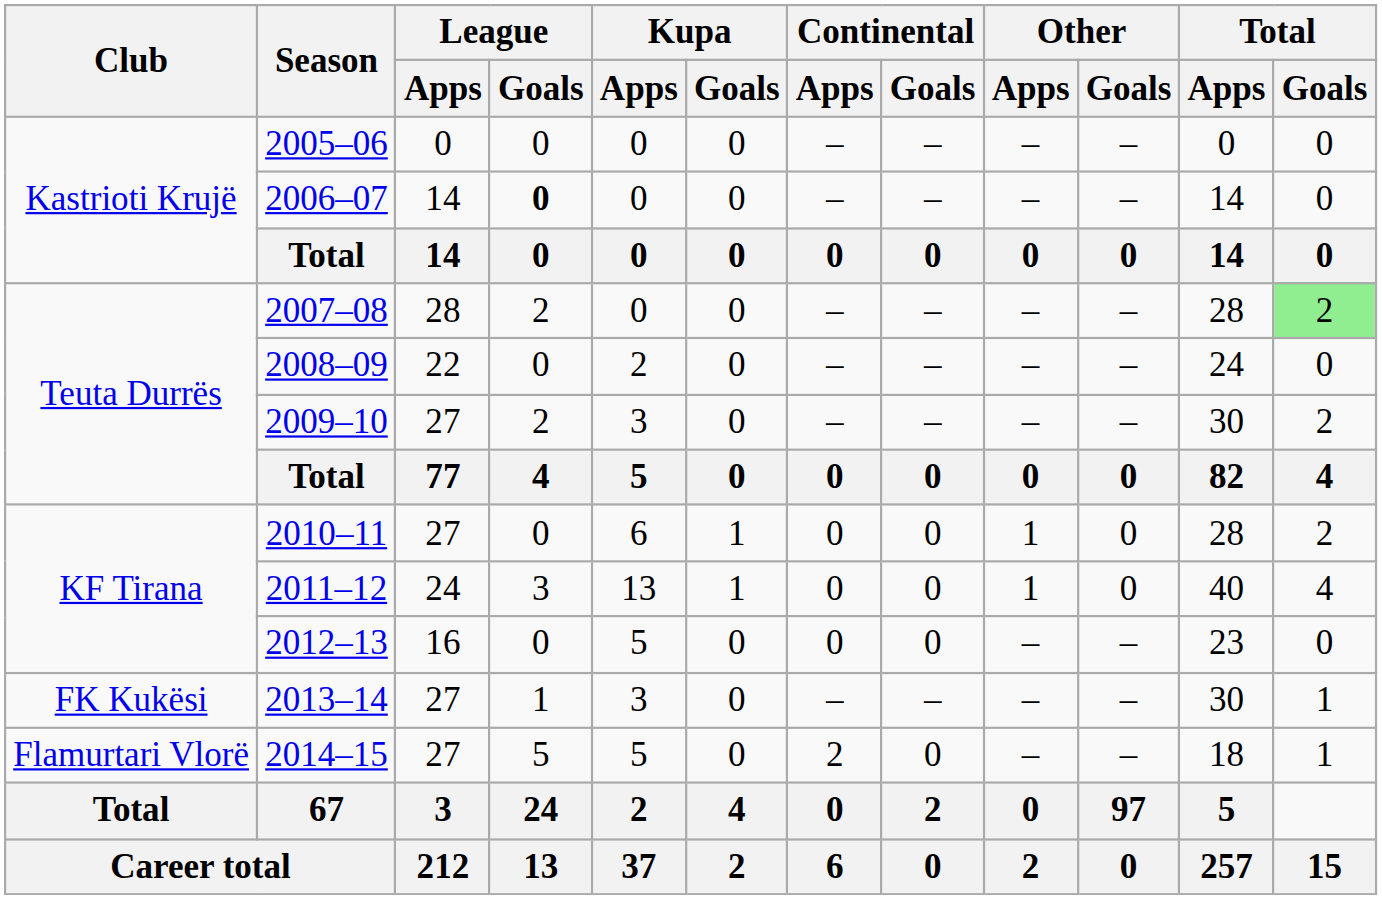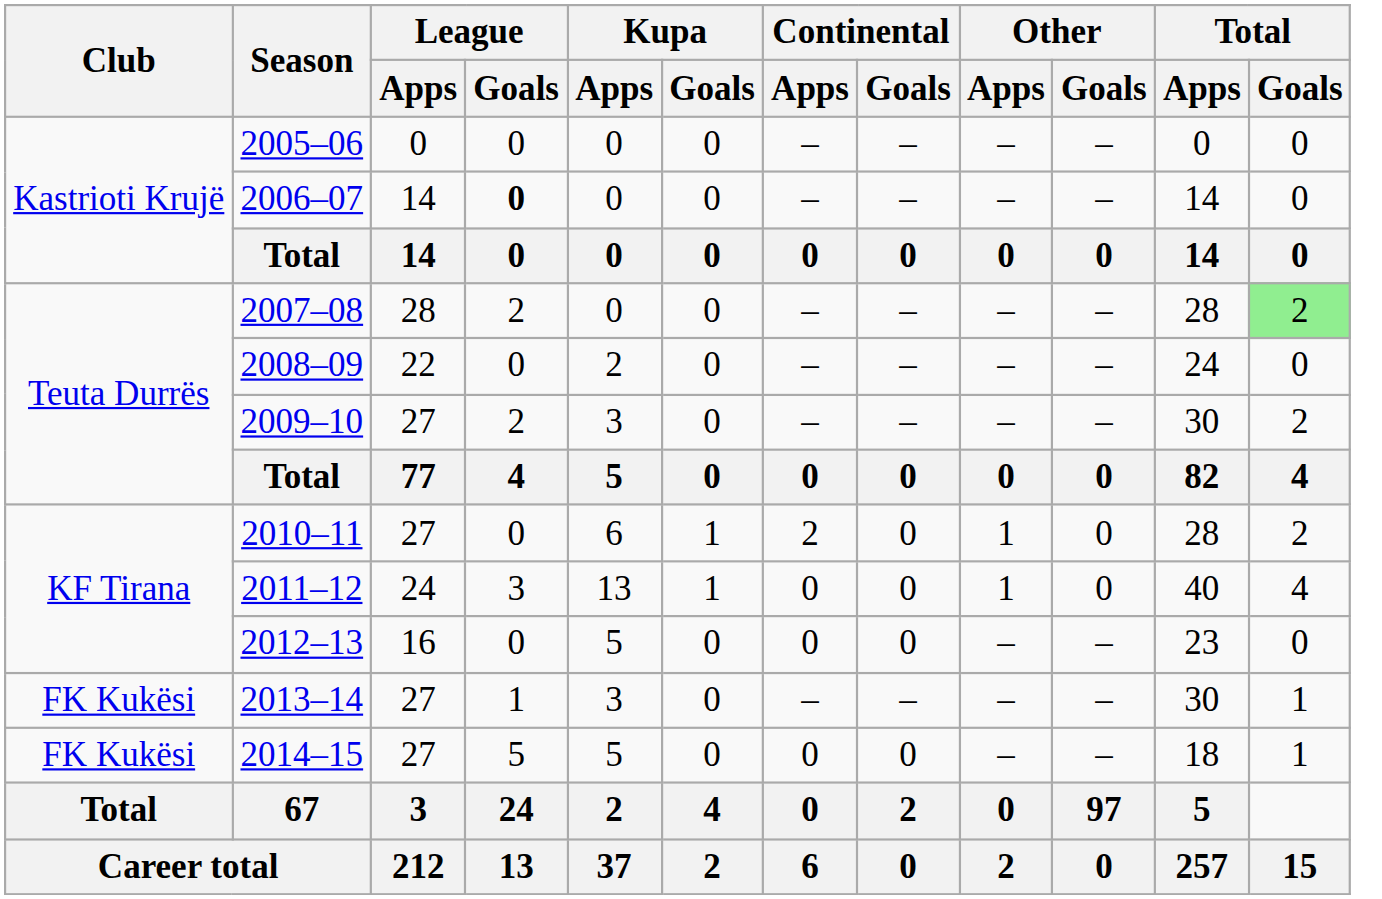(835, 532) 0 -> (810, 532) 2
(131, 754) Flamurtari Vlorë -> (119, 754) FK Kukësi
(835, 754) 2 -> (810, 754) 0
